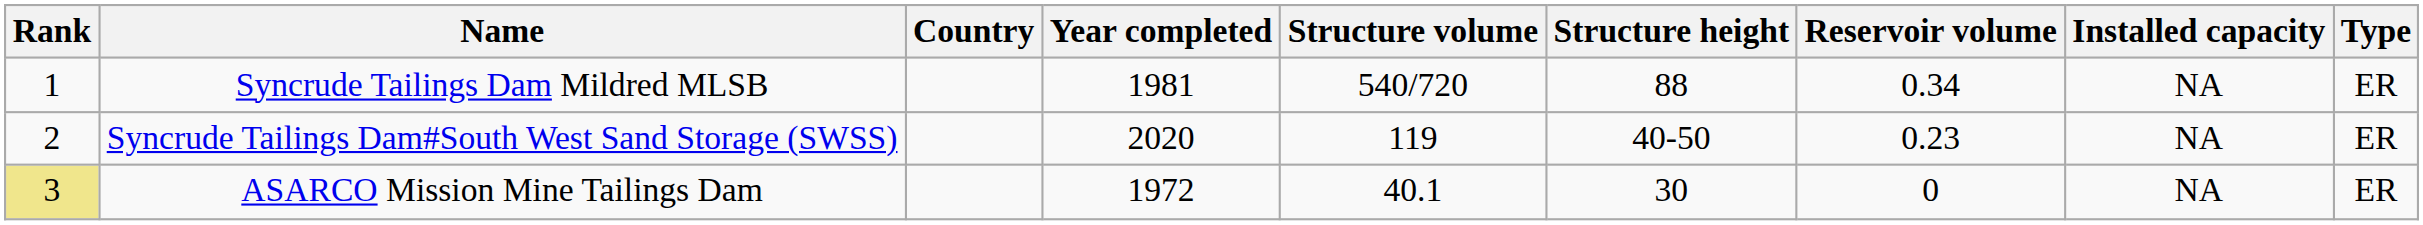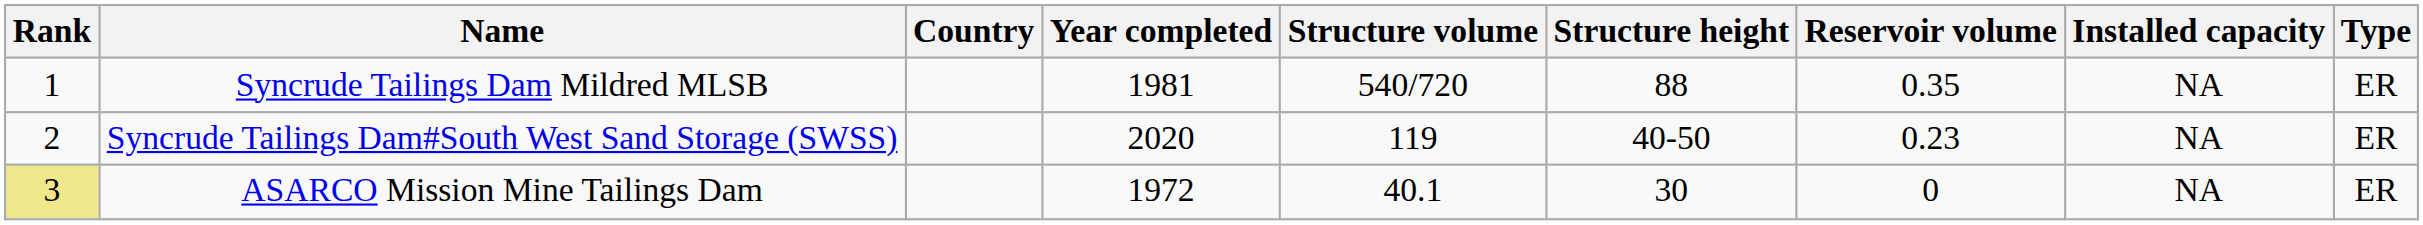(1931, 84) 0.34 -> (1931, 84) 0.35
